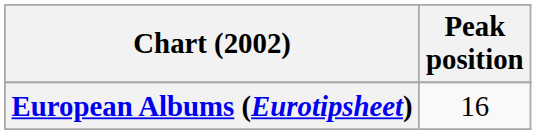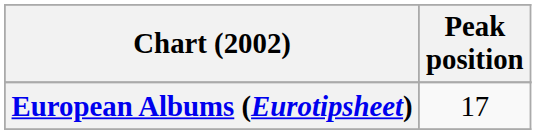(475, 105) 16 -> (475, 105) 17
